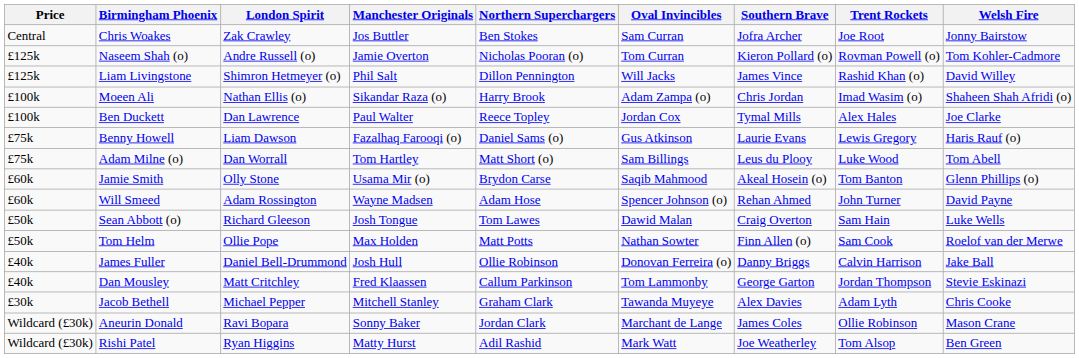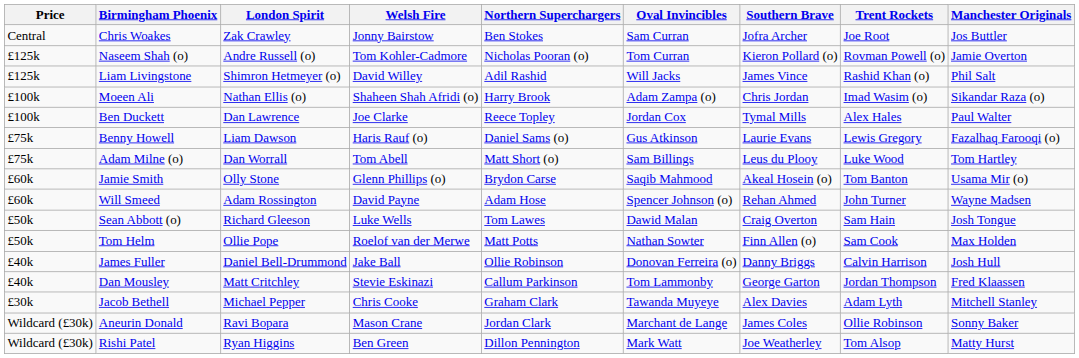columns swapped: (413, 14) <-> (1009, 14)
(527, 76) Dillon Pennington -> (515, 76) Adil Rashid
(510, 343) Adil Rashid -> (532, 343) Dillon Pennington
